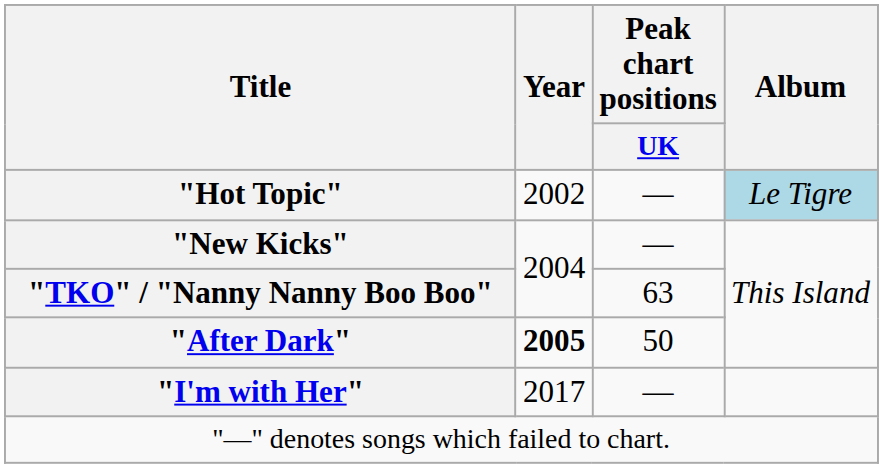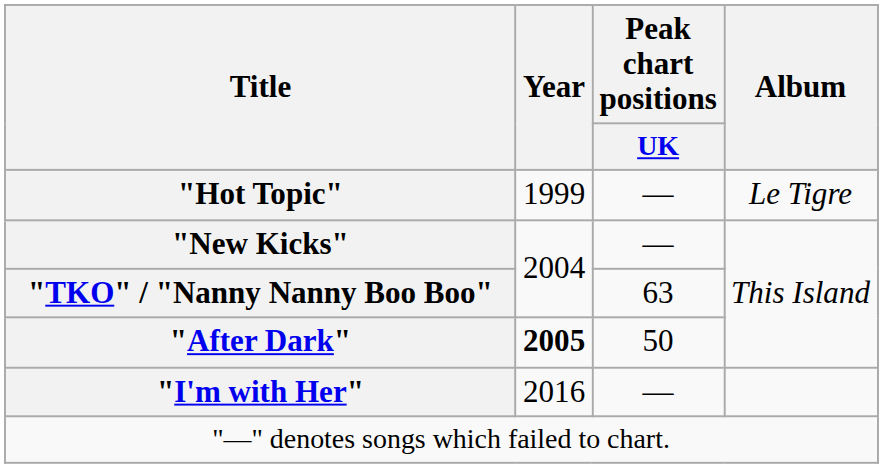(554, 194) 2002 -> (554, 194) 1999
(801, 194) lightblue background -> (801, 194) no background
(554, 391) 2017 -> (554, 391) 2016
